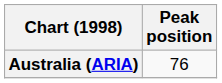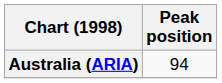(179, 63) 76 -> (179, 63) 94
